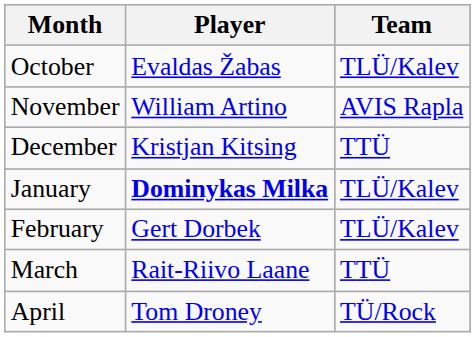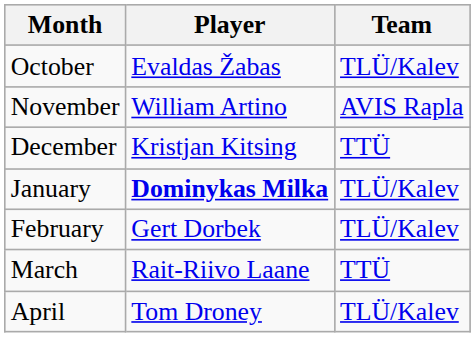(388, 310) TÜ/Rock -> (399, 310) TLÜ/Kalev
